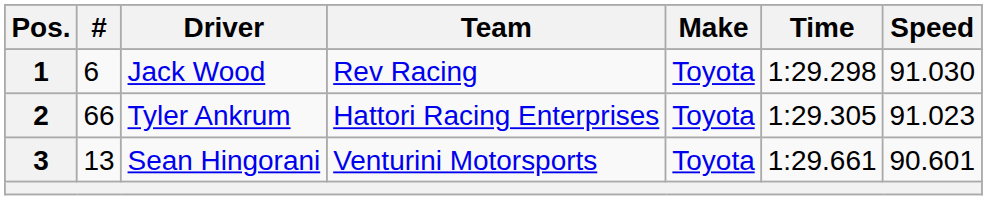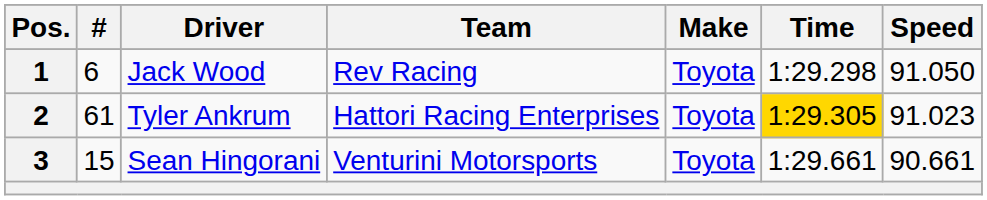(932, 72) 91.030 -> (932, 72) 91.050
(99, 116) 66 -> (99, 116) 61
(822, 116) no background -> (822, 116) gold background
(99, 160) 13 -> (99, 160) 15
(932, 160) 90.601 -> (932, 160) 90.661
